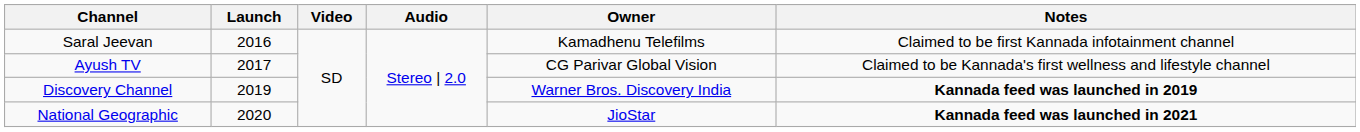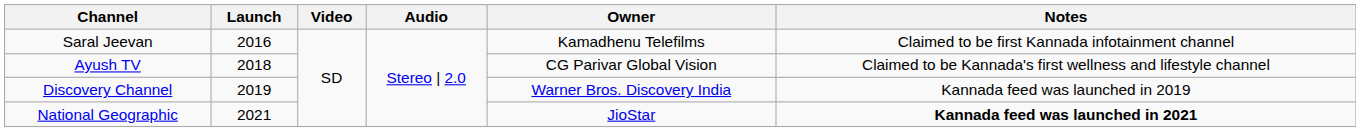(254, 66) 2017 -> (254, 66) 2018
(1066, 90) bold -> (1066, 90) normal
(254, 114) 2020 -> (254, 114) 2021
